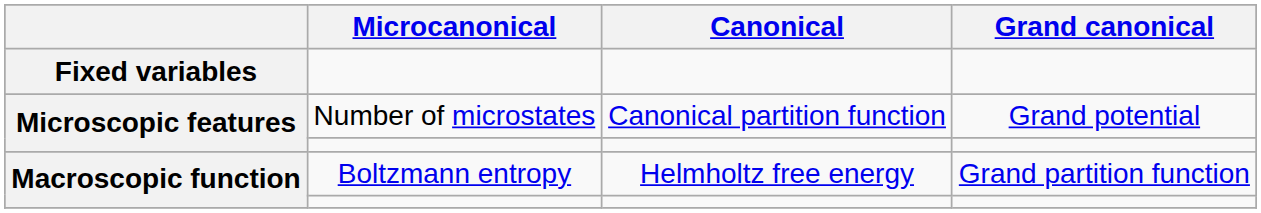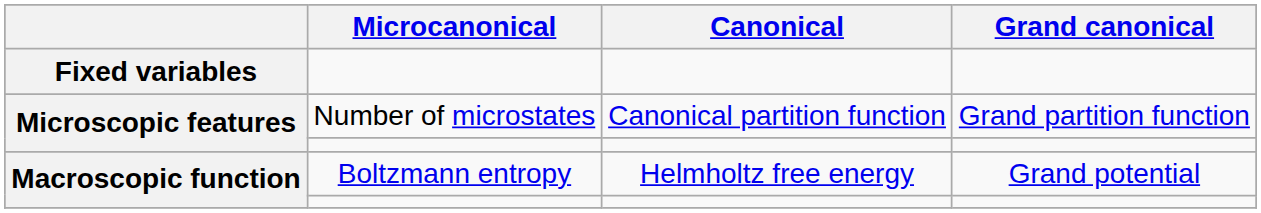(1104, 115) Grand potential -> (1104, 115) Grand partition function
(1104, 172) Grand partition function -> (1104, 172) Grand potential
